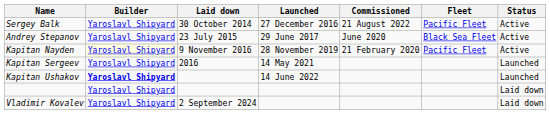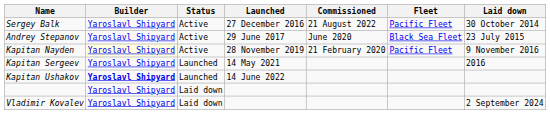columns swapped: (218, 11) <-> (522, 11)
